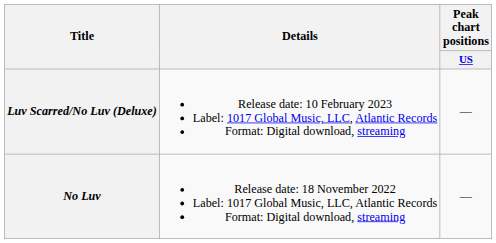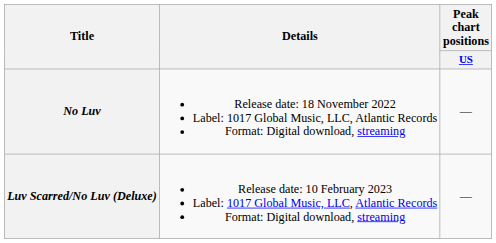rows swapped: (82, 196) <-> (82, 111)
